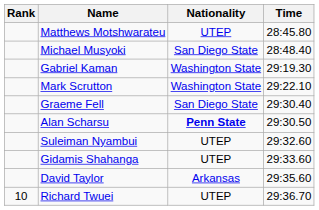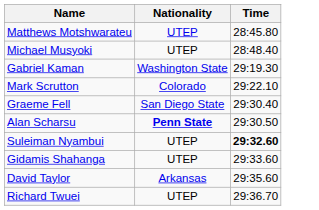- column: (21, 13)
(216, 50) San Diego State -> (182, 50) UTEP
(216, 86) Washington State -> (182, 86) Colorado
(289, 141) normal -> (256, 141) bold
